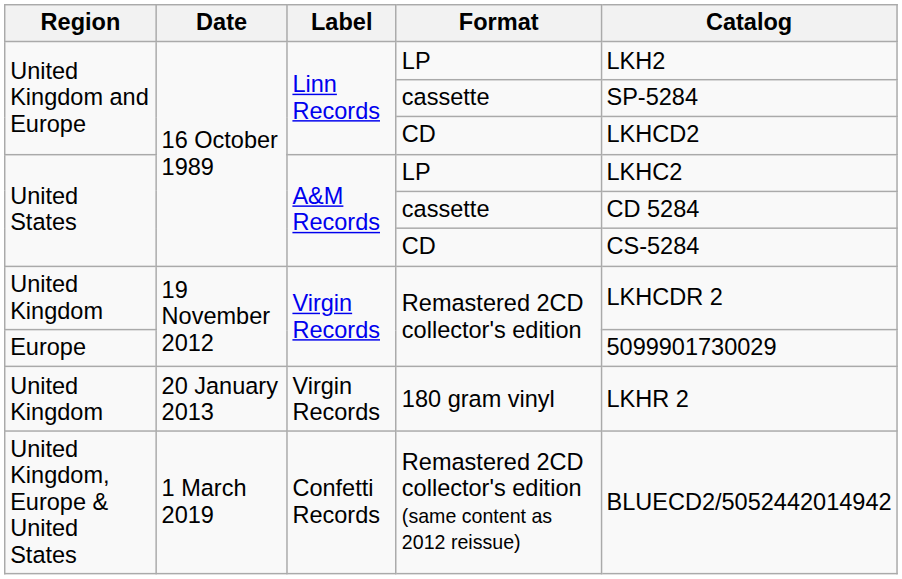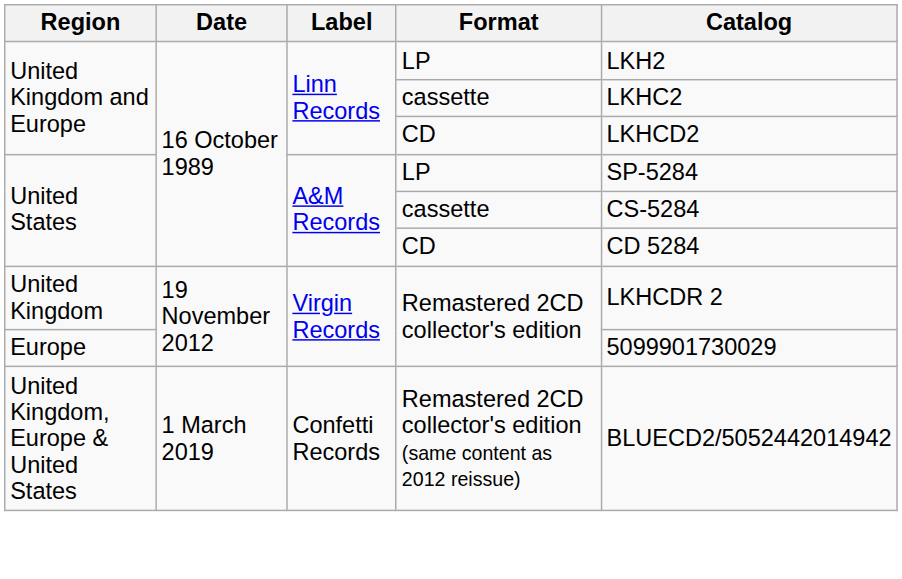(652, 97) SP-5284 -> (644, 97) LKHC2
(644, 172) LKHC2 -> (652, 172) SP-5284
(653, 209) CD 5284 -> (653, 209) CS-5284
(653, 246) CS-5284 -> (653, 246) CD 5284
- row: (57, 398)
